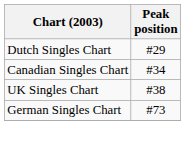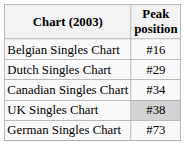+ row: (64, 49)
(156, 89) no background -> (156, 110) lightgrey background
